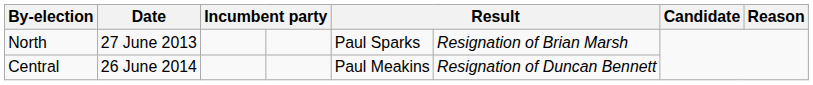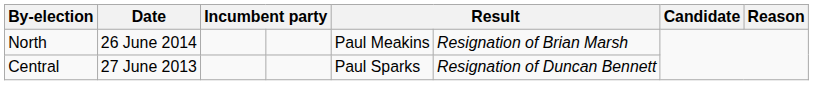(149, 42) 27 June 2013 -> (149, 42) 26 June 2014
(377, 42) Paul Sparks -> (382, 42) Paul Meakins
(149, 67) 26 June 2014 -> (149, 67) 27 June 2013
(382, 67) Paul Meakins -> (377, 67) Paul Sparks
